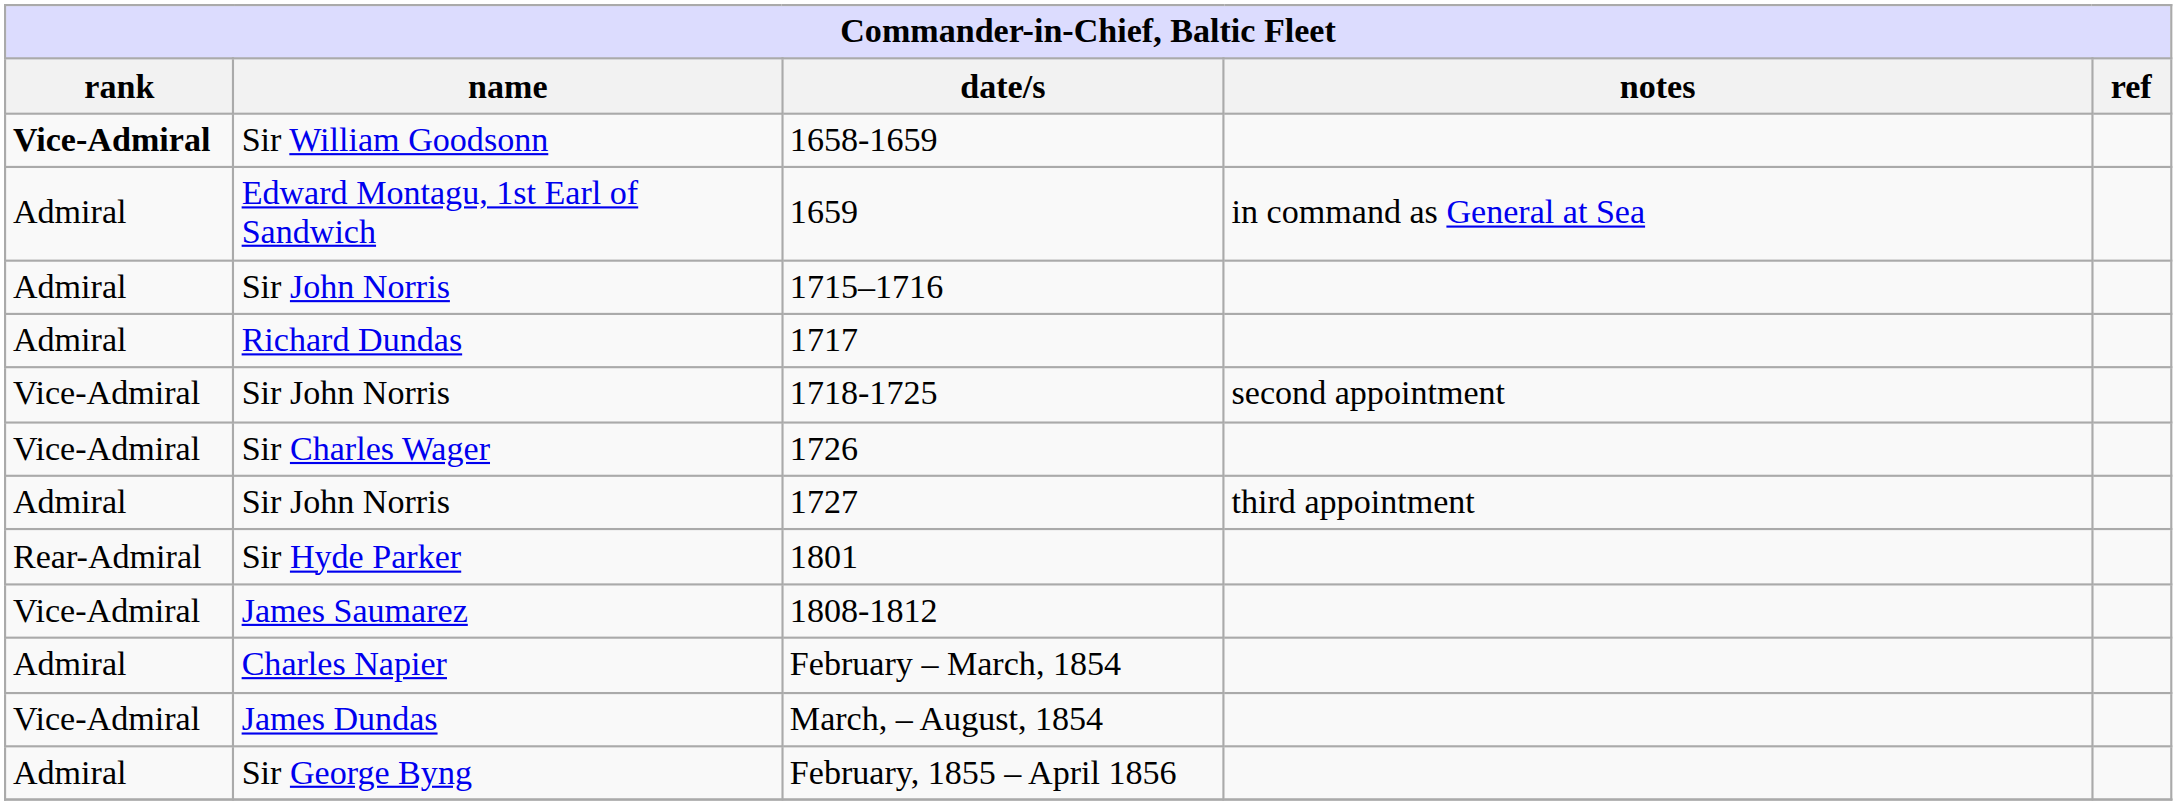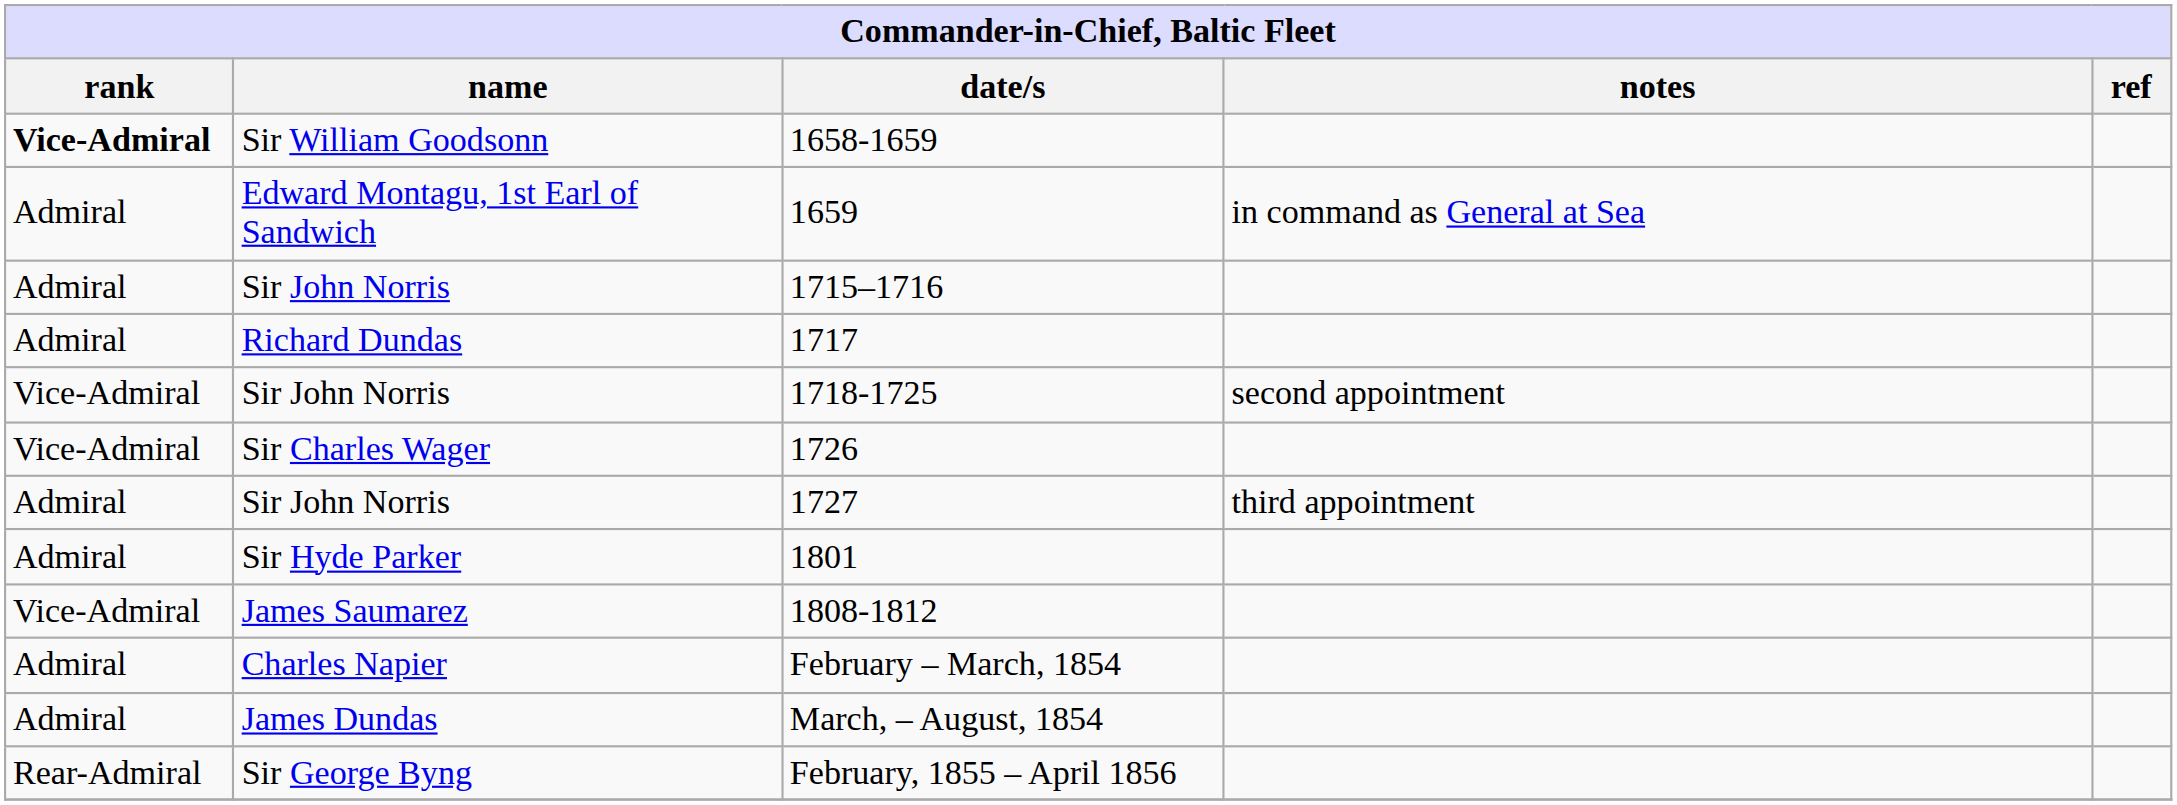(107, 556) Rear-Admiral -> (70, 556) Admiral
(107, 718) Vice-Admiral -> (70, 718) Admiral
(70, 772) Admiral -> (107, 772) Rear-Admiral
